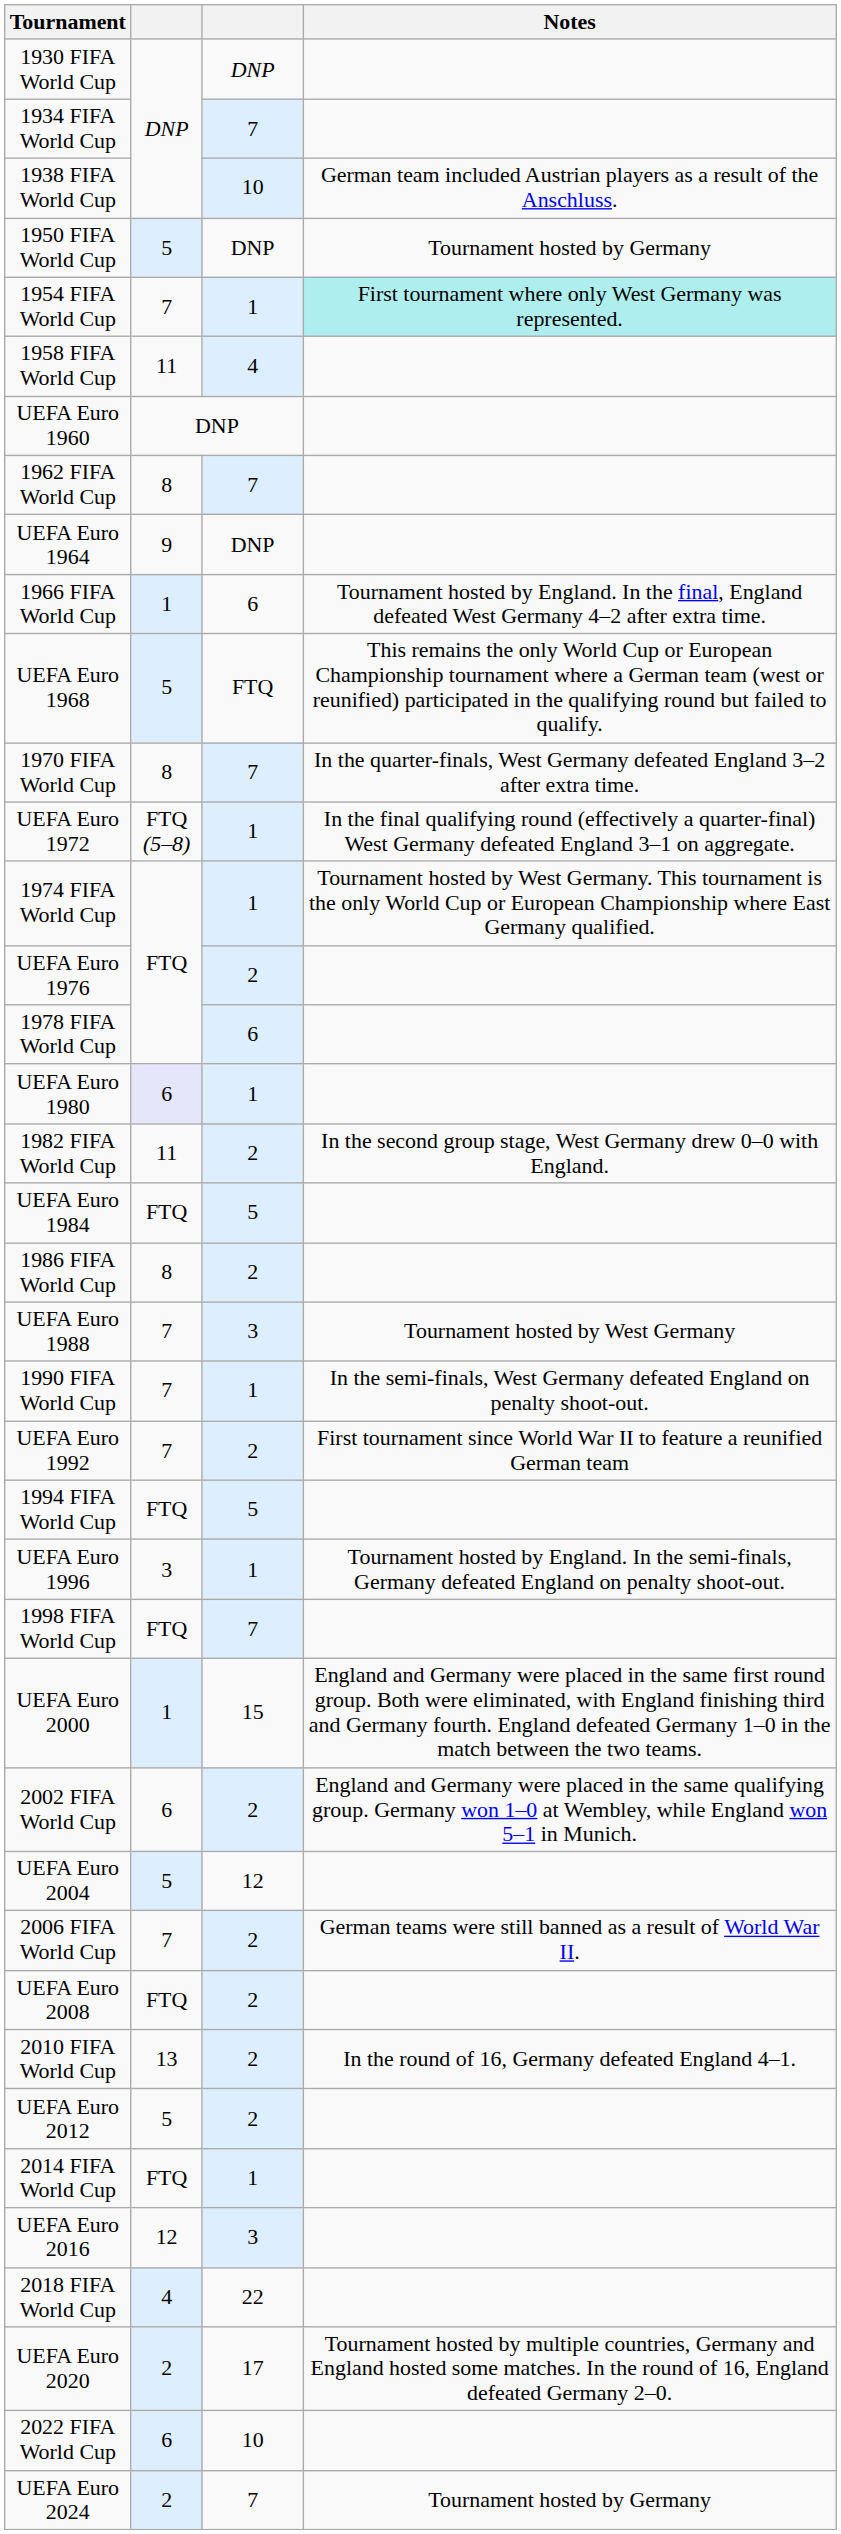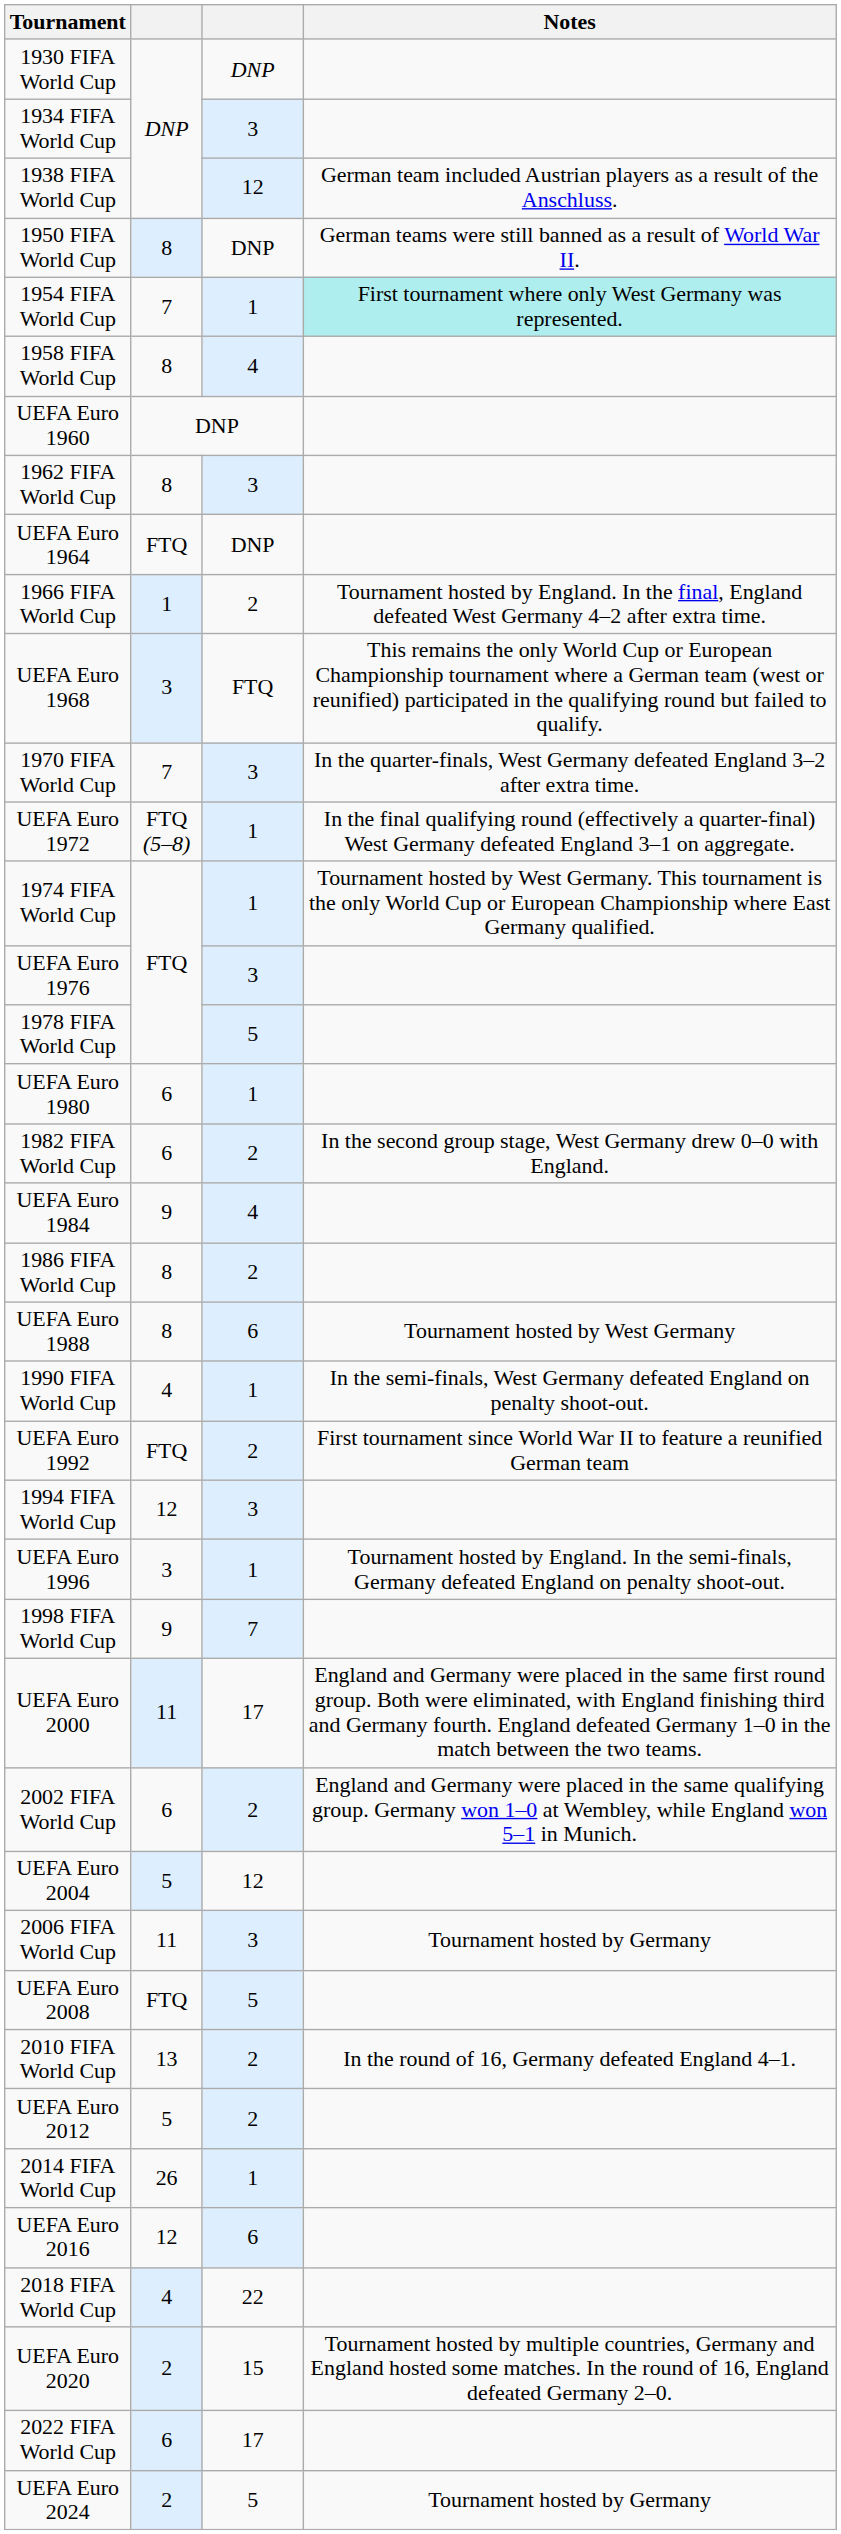(253, 128) 7 -> (253, 128) 3
(253, 187) 10 -> (253, 187) 12
(167, 247) 5 -> (167, 247) 8
(570, 247) Tournament hosted by Germany -> (570, 247) German teams were still banned as a result of World War II.
(167, 366) 11 -> (167, 366) 8
(253, 484) 7 -> (253, 484) 3
(167, 544) 9 -> (167, 544) FTQ
(253, 603) 6 -> (253, 603) 2
(167, 687) 5 -> (167, 687) 3
(167, 771) 8 -> (167, 771) 7
(253, 771) 7 -> (253, 771) 3
(253, 974) 2 -> (253, 974) 3
(253, 1034) 6 -> (253, 1034) 5
(167, 1093) lavender background -> (167, 1093) no background
(167, 1153) 11 -> (167, 1153) 6
(167, 1212) FTQ -> (167, 1212) 9
(253, 1212) 5 -> (253, 1212) 4
(167, 1331) 7 -> (167, 1331) 8
(253, 1331) 3 -> (253, 1331) 6
(167, 1390) 7 -> (167, 1390) 4
(167, 1450) 7 -> (167, 1450) FTQ
(167, 1509) FTQ -> (167, 1509) 12
(253, 1509) 5 -> (253, 1509) 3
(167, 1628) FTQ -> (167, 1628) 9
(167, 1712) 1 -> (167, 1712) 11
(253, 1712) 15 -> (253, 1712) 17
(167, 1940) 7 -> (167, 1940) 11
(253, 1940) 2 -> (253, 1940) 3
(570, 1940) German teams were still banned as a result of World War II. -> (570, 1940) Tournament hosted by Germany
(253, 1999) 2 -> (253, 1999) 5
(167, 2177) FTQ -> (167, 2177) 26
(253, 2237) 3 -> (253, 2237) 6
(253, 2368) 17 -> (253, 2368) 15
(253, 2440) 10 -> (253, 2440) 17
(253, 2499) 7 -> (253, 2499) 5
